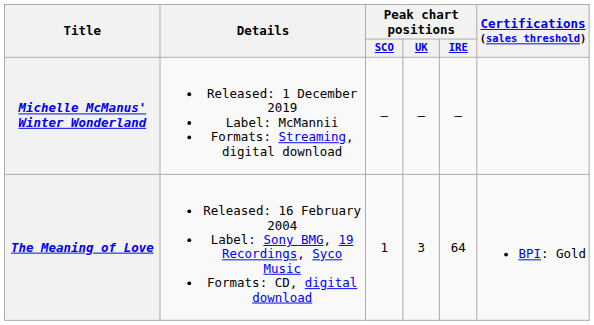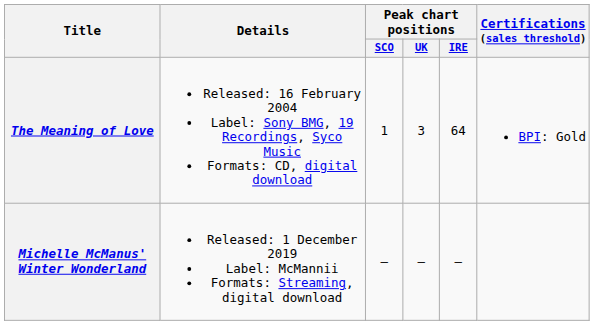rows swapped: (82, 247) <-> (82, 116)
